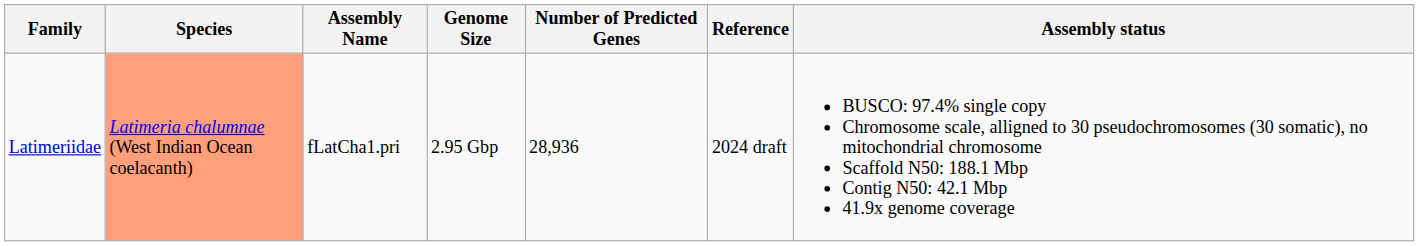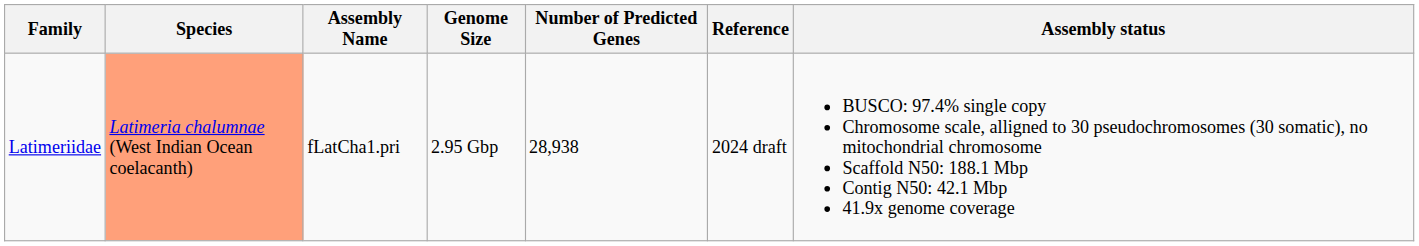(554, 146) 28,936 -> (554, 146) 28,938
